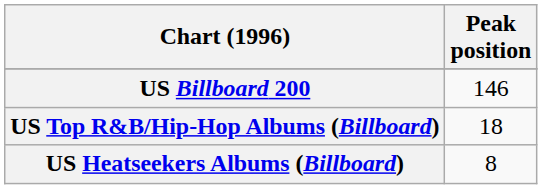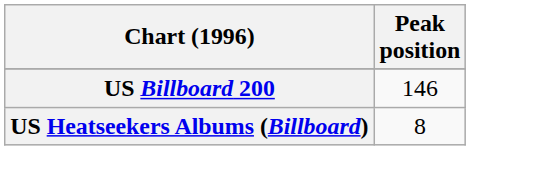- row: (225, 125)
